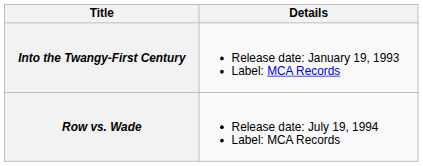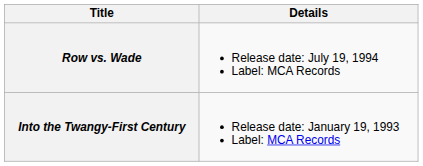rows swapped: (102, 57) <-> (102, 126)
